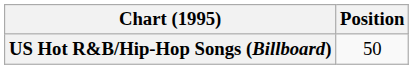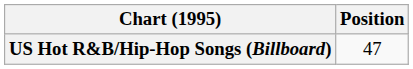(372, 49) 50 -> (372, 49) 47
